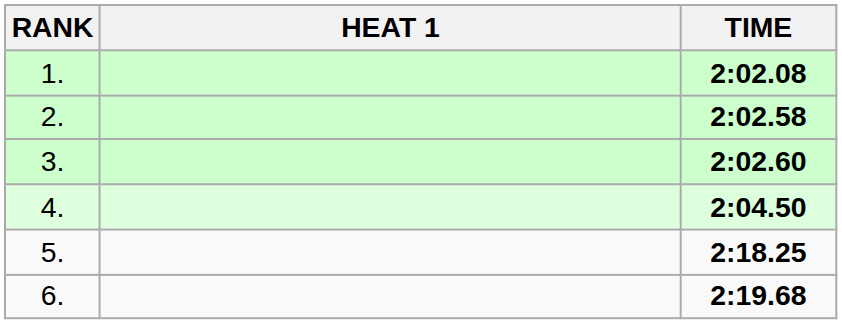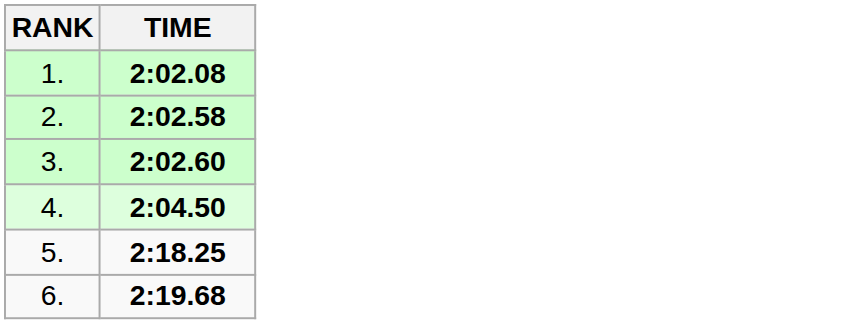- column: (391, 28)
